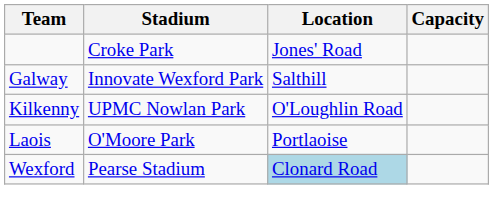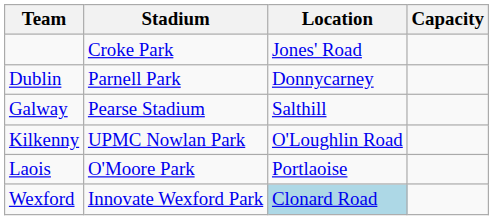+ row: (35, 79)
(176, 79) Innovate Wexford Park -> (146, 109) Pearse Stadium
(146, 169) Pearse Stadium -> (176, 199) Innovate Wexford Park
